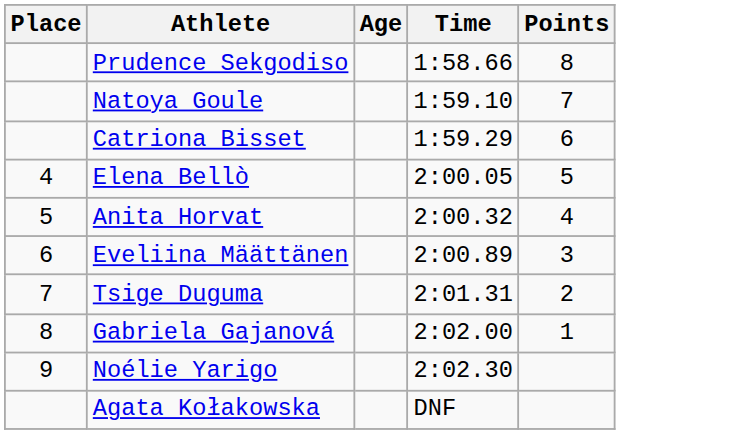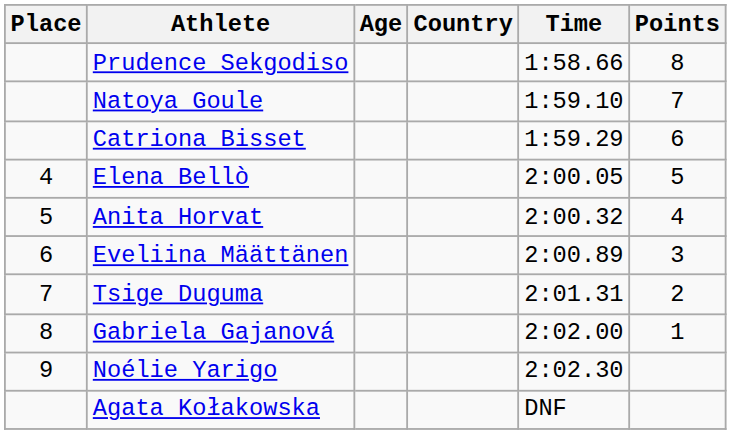+ column: (463, 24)
